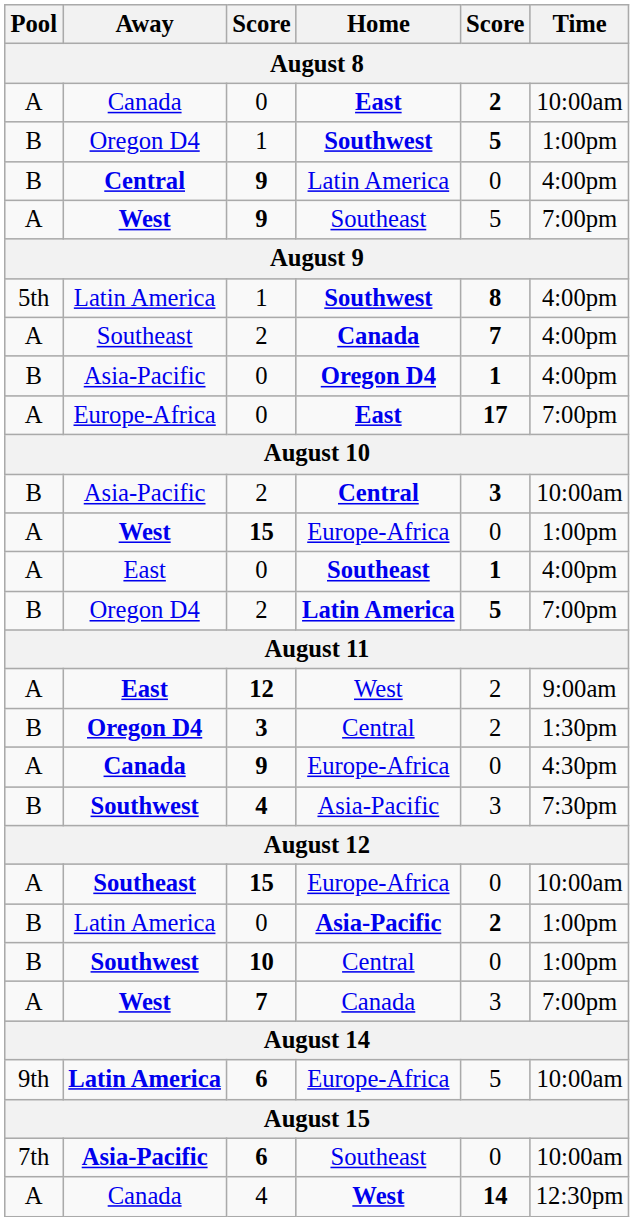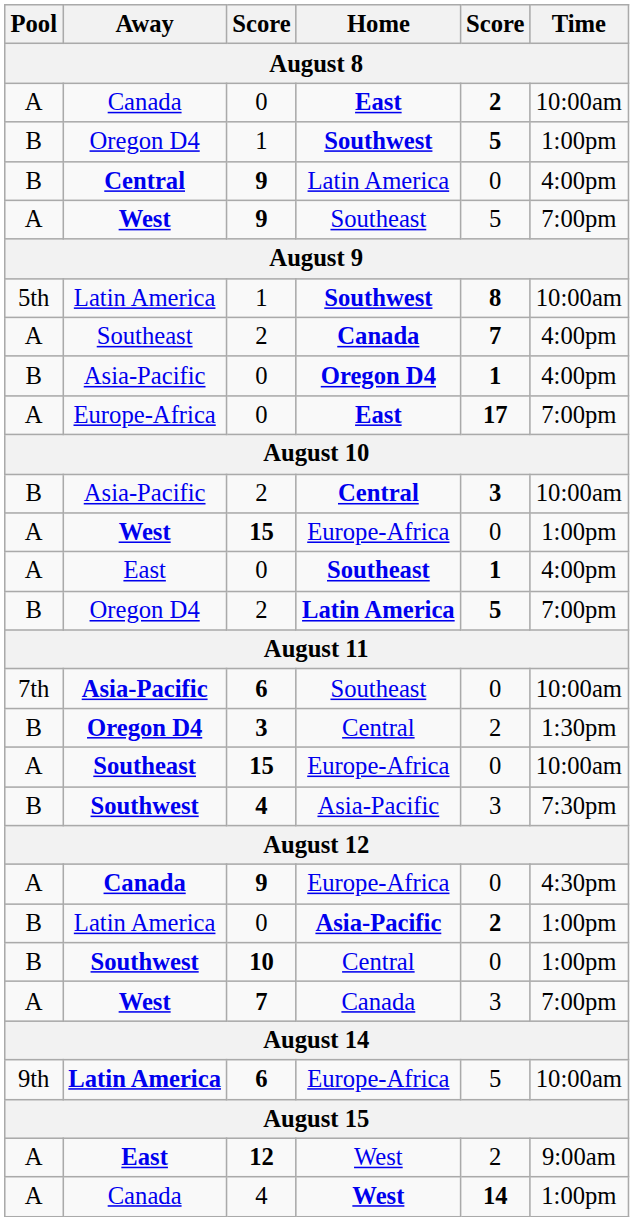(580, 297) 4:00pm -> (579, 297) 10:00am
rows swapped: (145, 688) <-> (145, 1157)
rows swapped: (145, 766) <-> (145, 883)
(580, 1196) 12:30pm -> (579, 1196) 1:00pm
